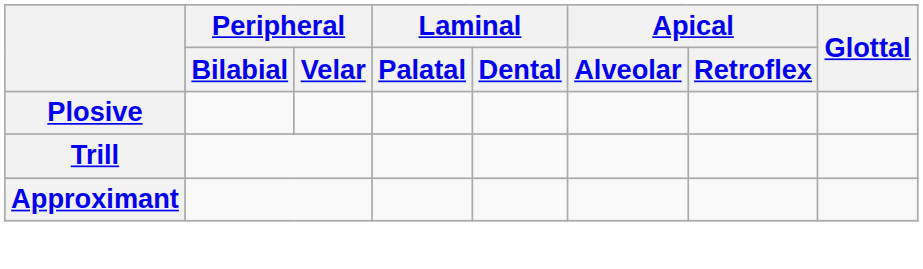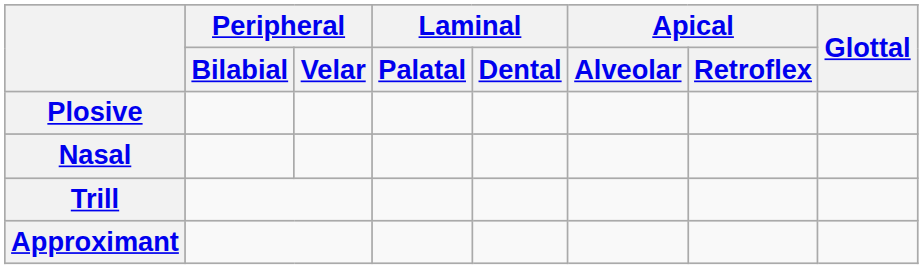+ row: (95, 155)
